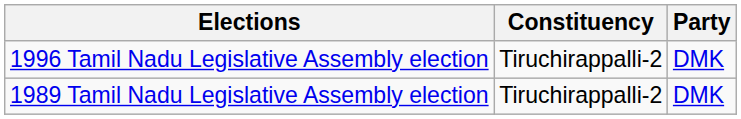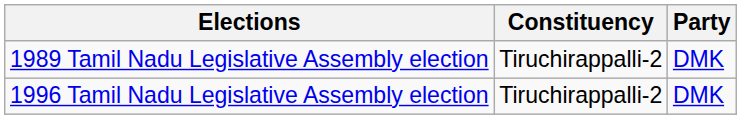rows swapped: (249, 95) <-> (249, 59)
